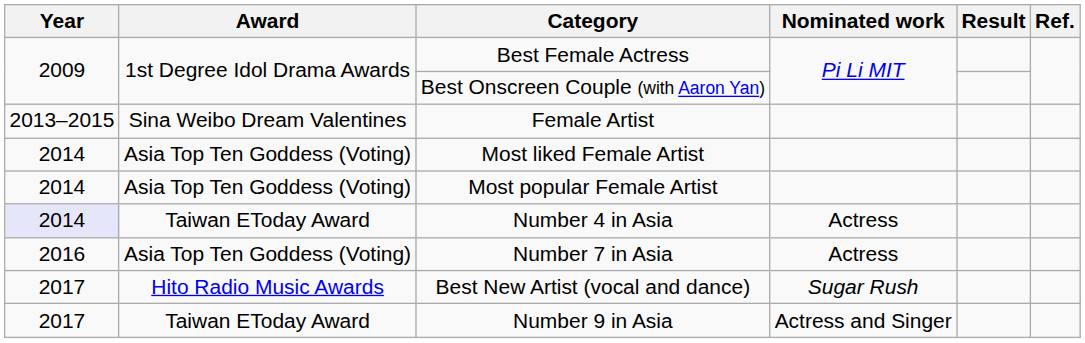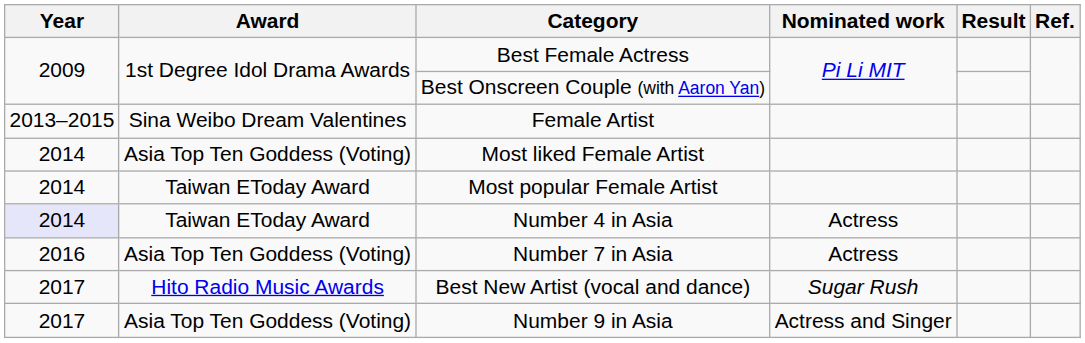(268, 187) Asia Top Ten Goddess (Voting) -> (268, 187) Taiwan EToday Award
(268, 320) Taiwan EToday Award -> (268, 320) Asia Top Ten Goddess (Voting)
